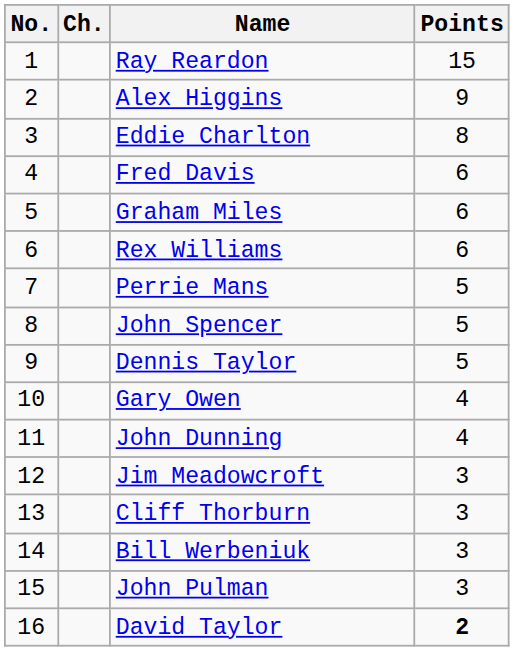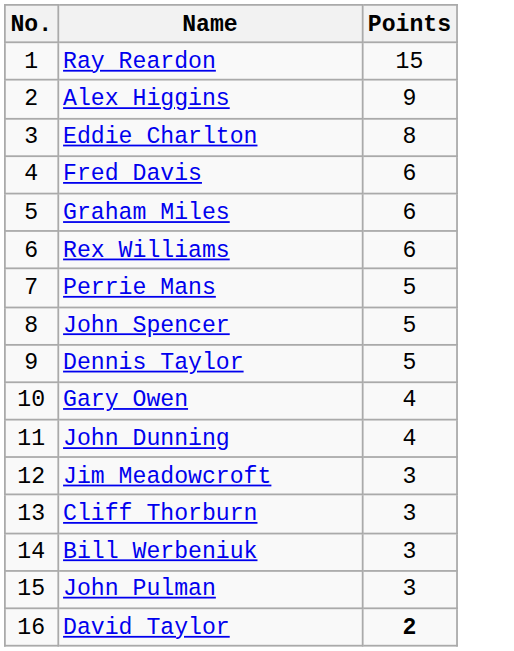- column: (84, 24)
